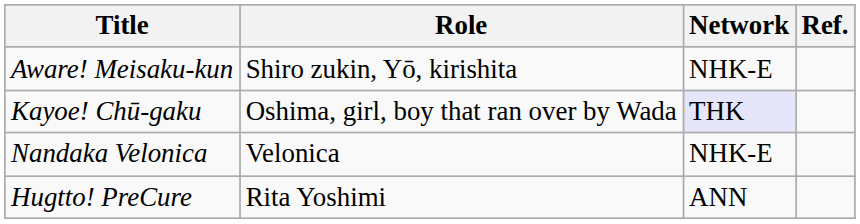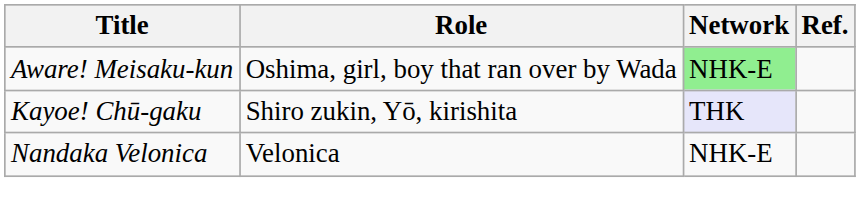(381, 68) Shiro zukin, Yō, kirishita -> (461, 68) Oshima, girl, boy that ran over by Wada
(731, 68) no background -> (731, 68) lightgreen background
(461, 111) Oshima, girl, boy that ran over by Wada -> (381, 111) Shiro zukin, Yō, kirishita
- row: (101, 196)
